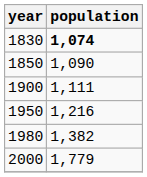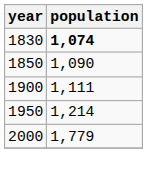(72, 112) 1,216 -> (72, 112) 1,214
- row: (26, 136)
